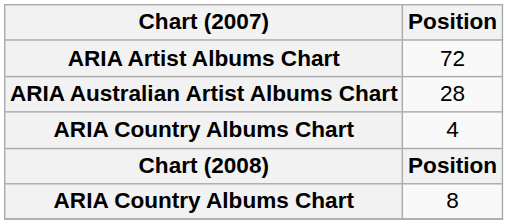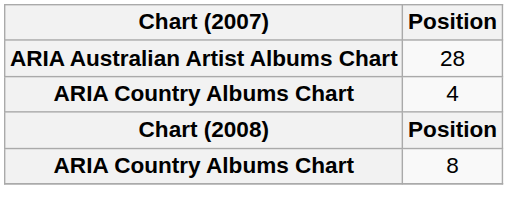- row: (453, 58)
